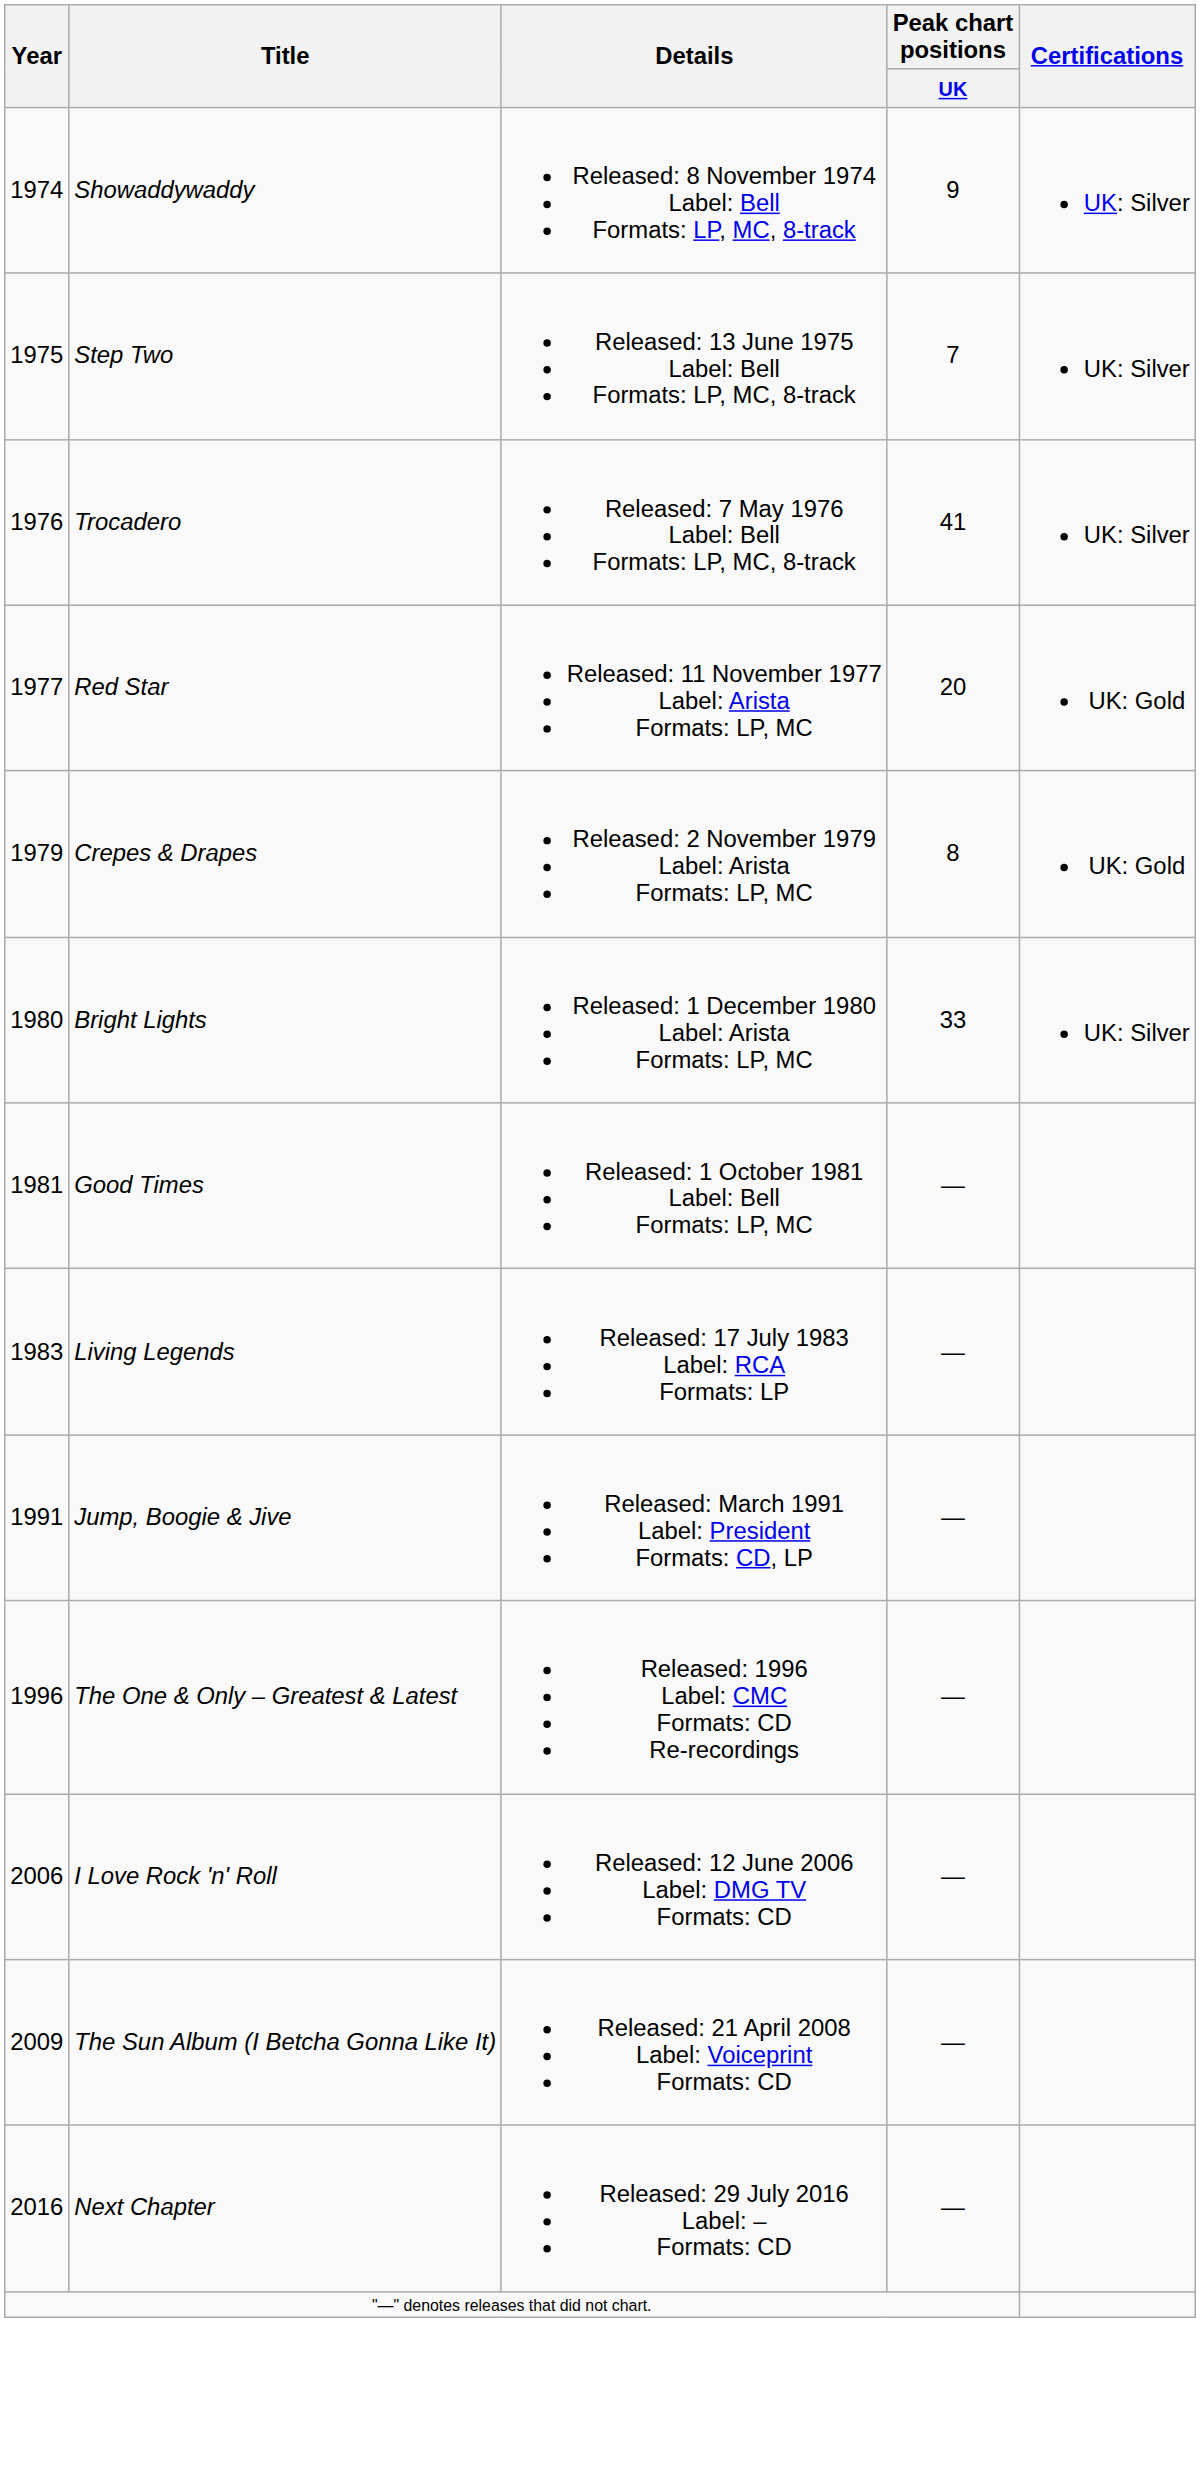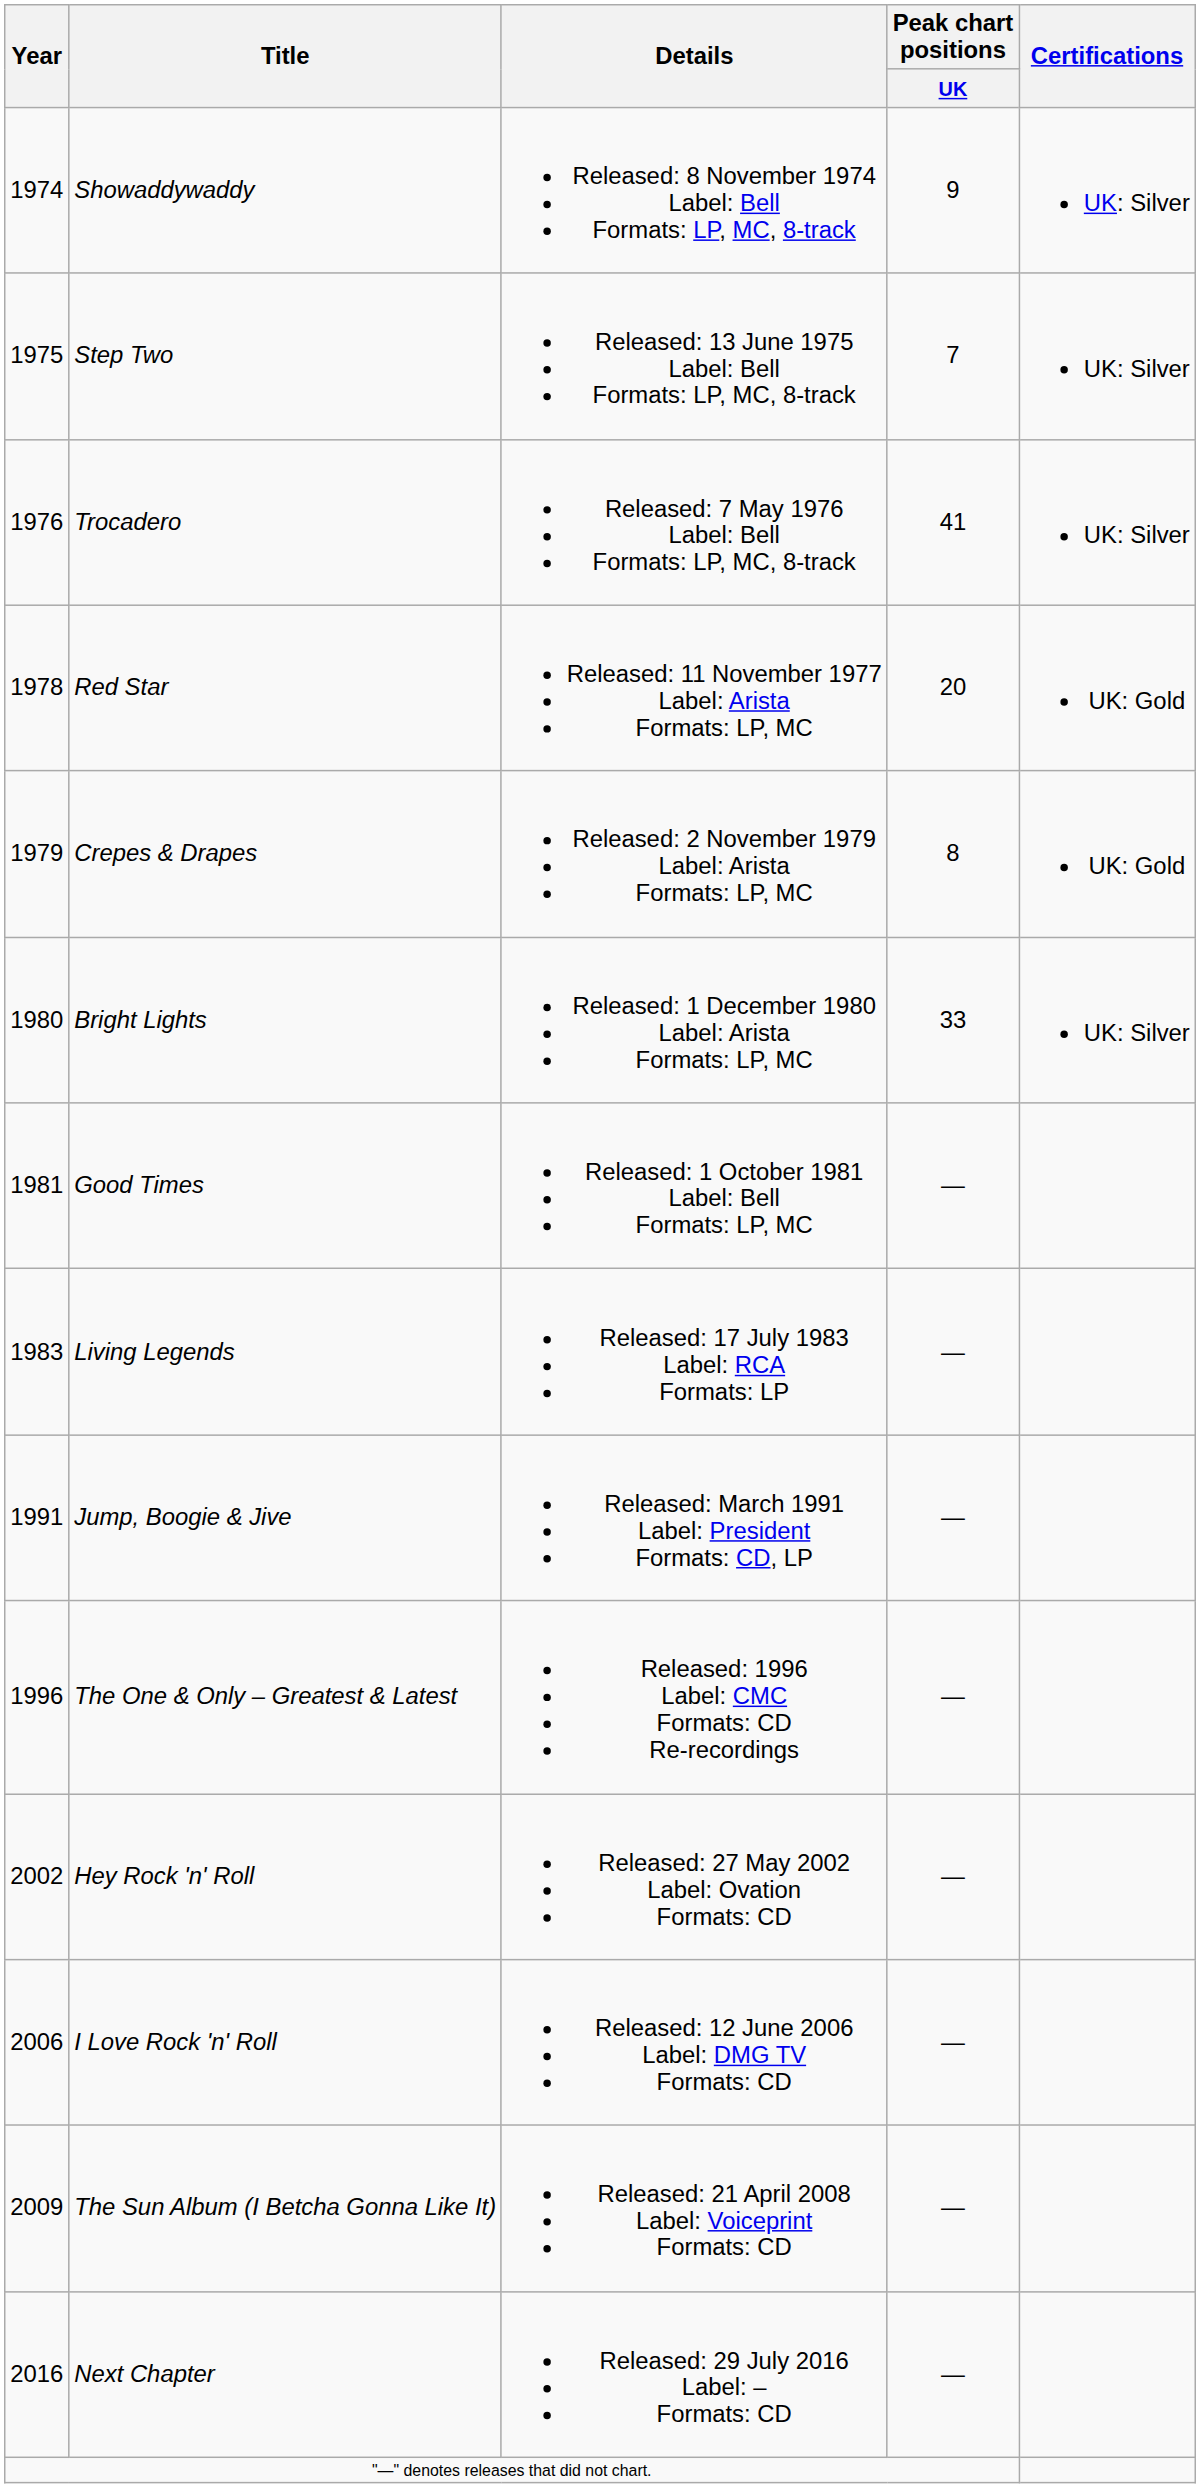(37, 687) 1977 -> (37, 687) 1978
+ row: (164, 1876)
